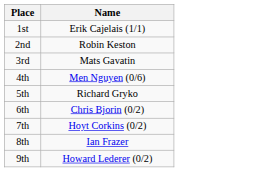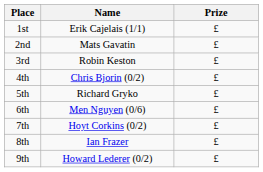+ column: (216, 12)
(107, 45) Robin Keston -> (107, 45) Mats Gavatin
(107, 61) Mats Gavatin -> (107, 61) Robin Keston
(107, 77) Men Nguyen (0/6) -> (107, 77) Chris Bjorin (0/2)
(107, 110) Chris Bjorin (0/2) -> (107, 110) Men Nguyen (0/6)
